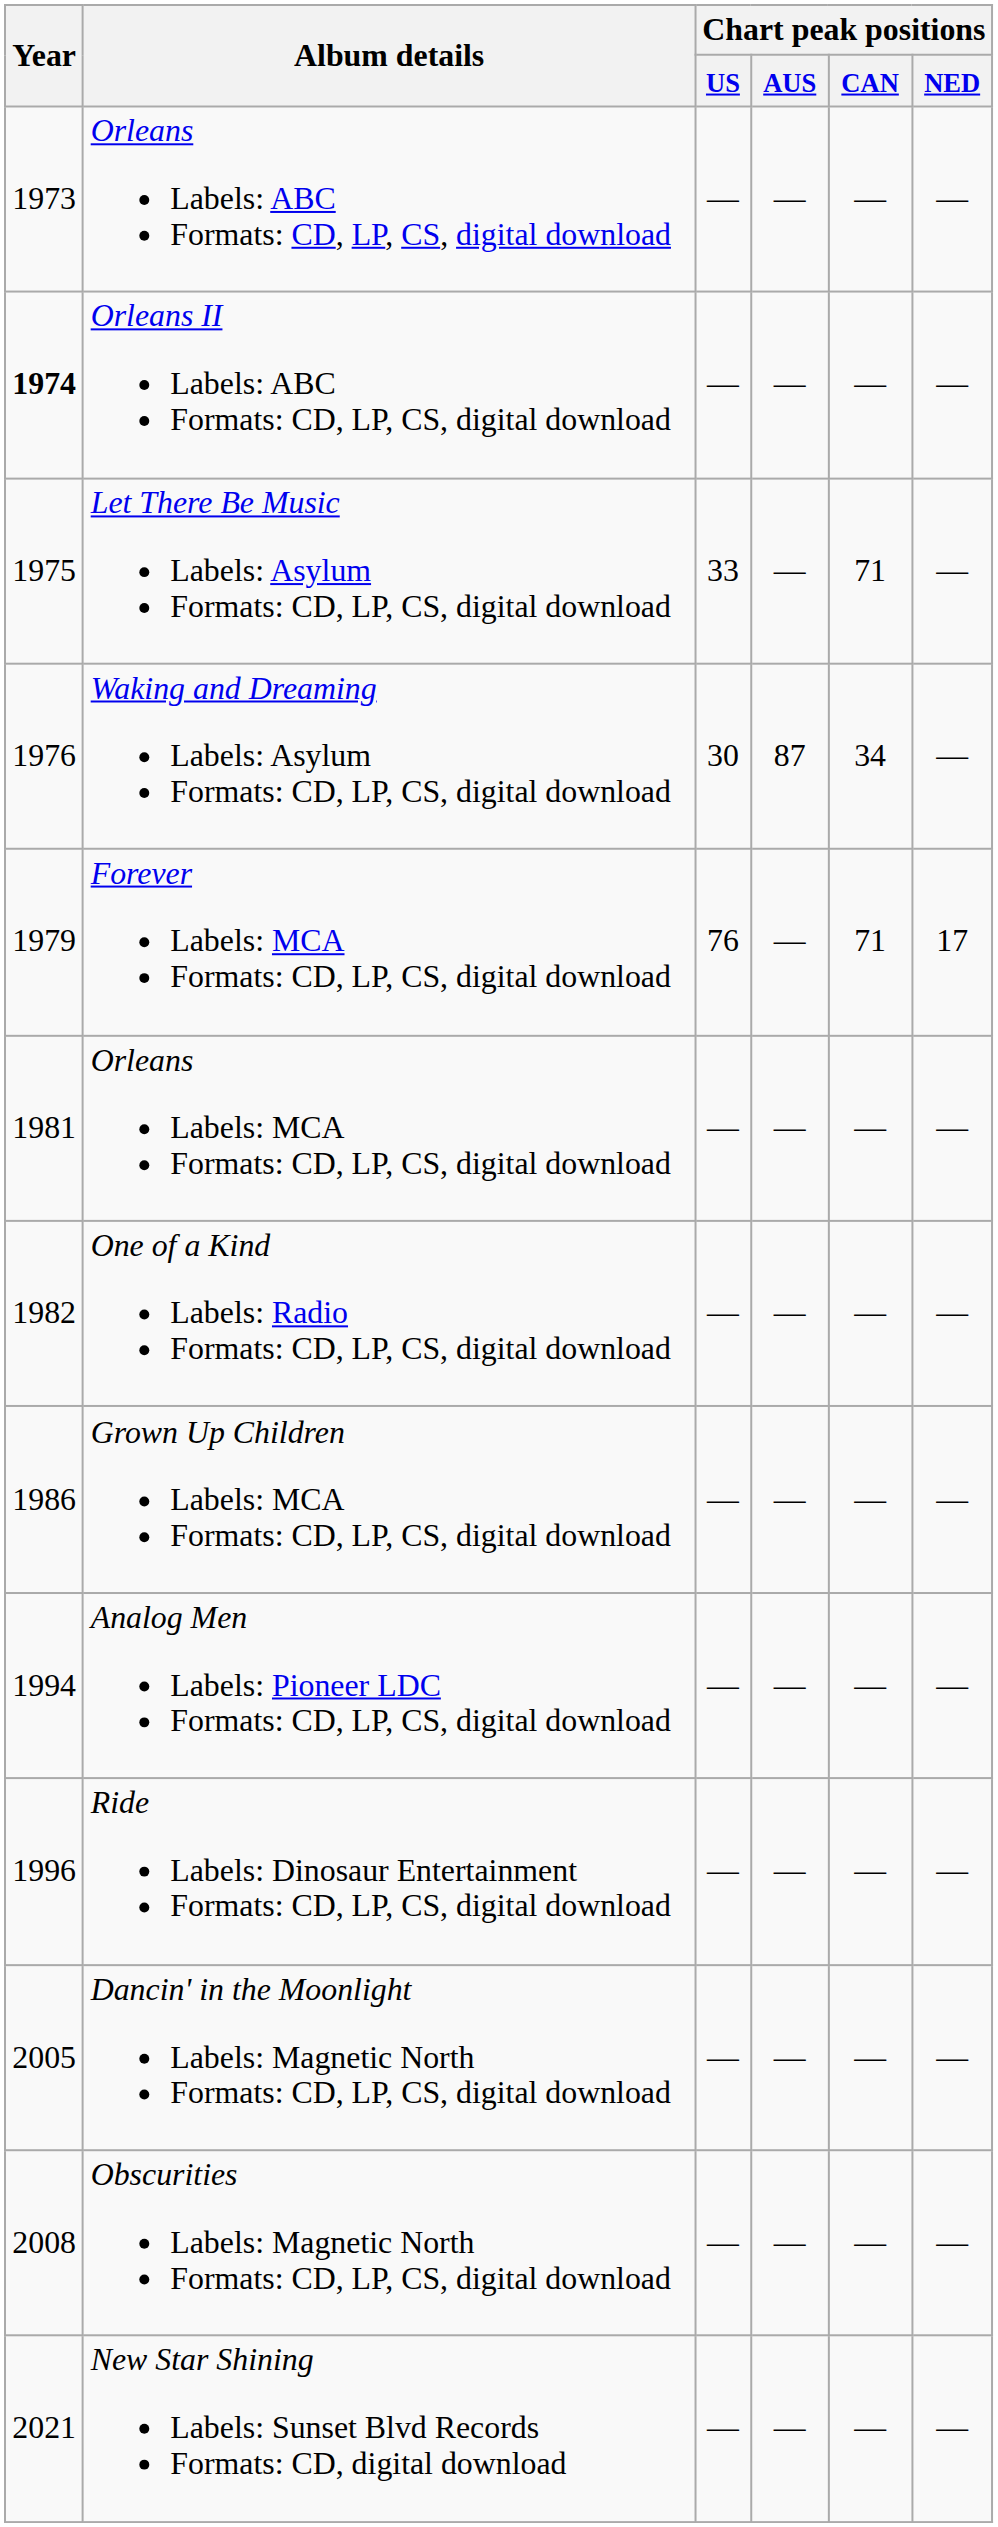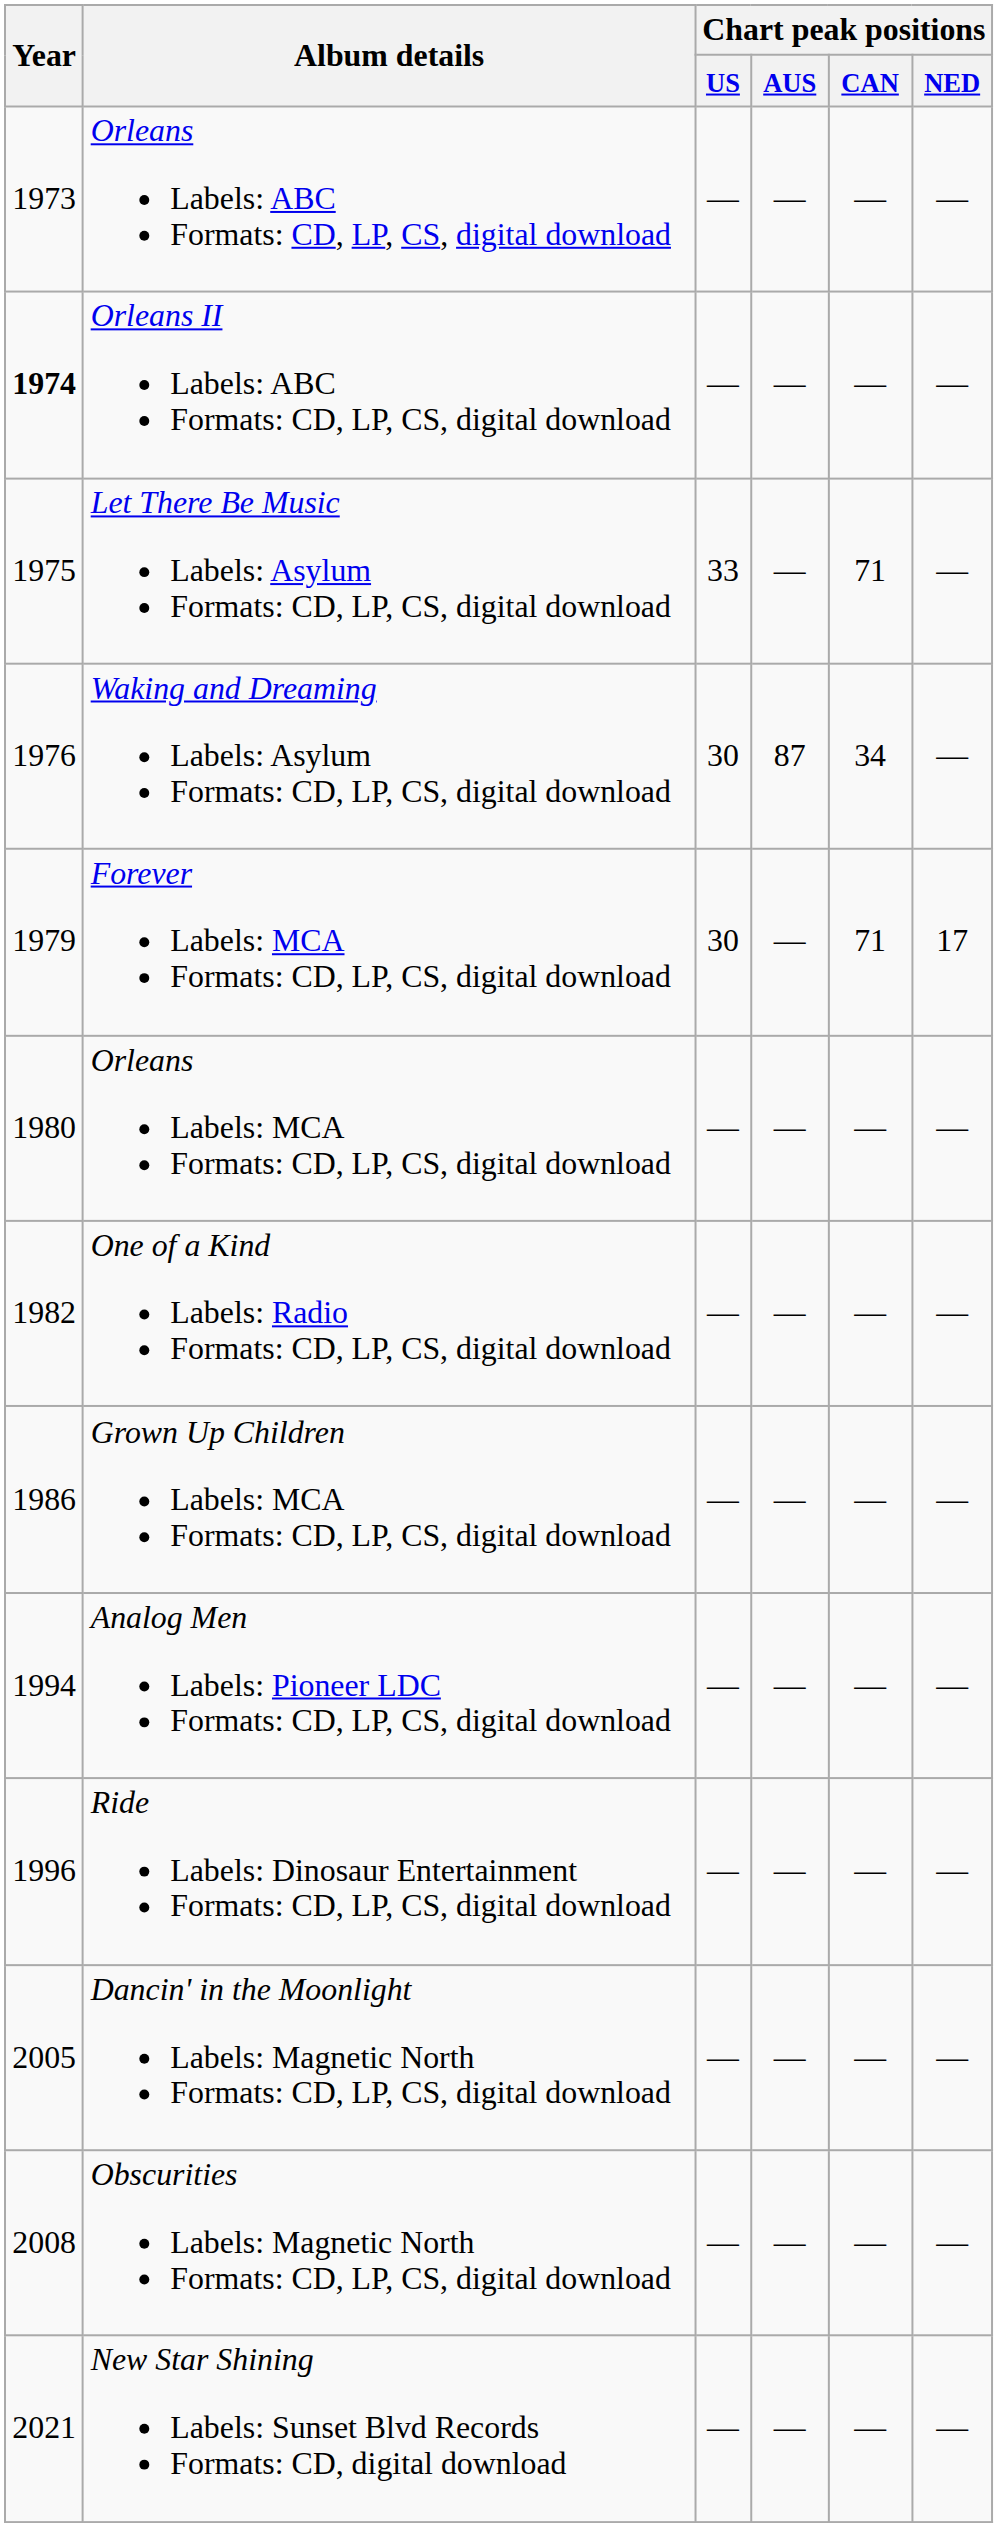(723, 941) 76 -> (723, 941) 30
(44, 1127) 1981 -> (44, 1127) 1980
